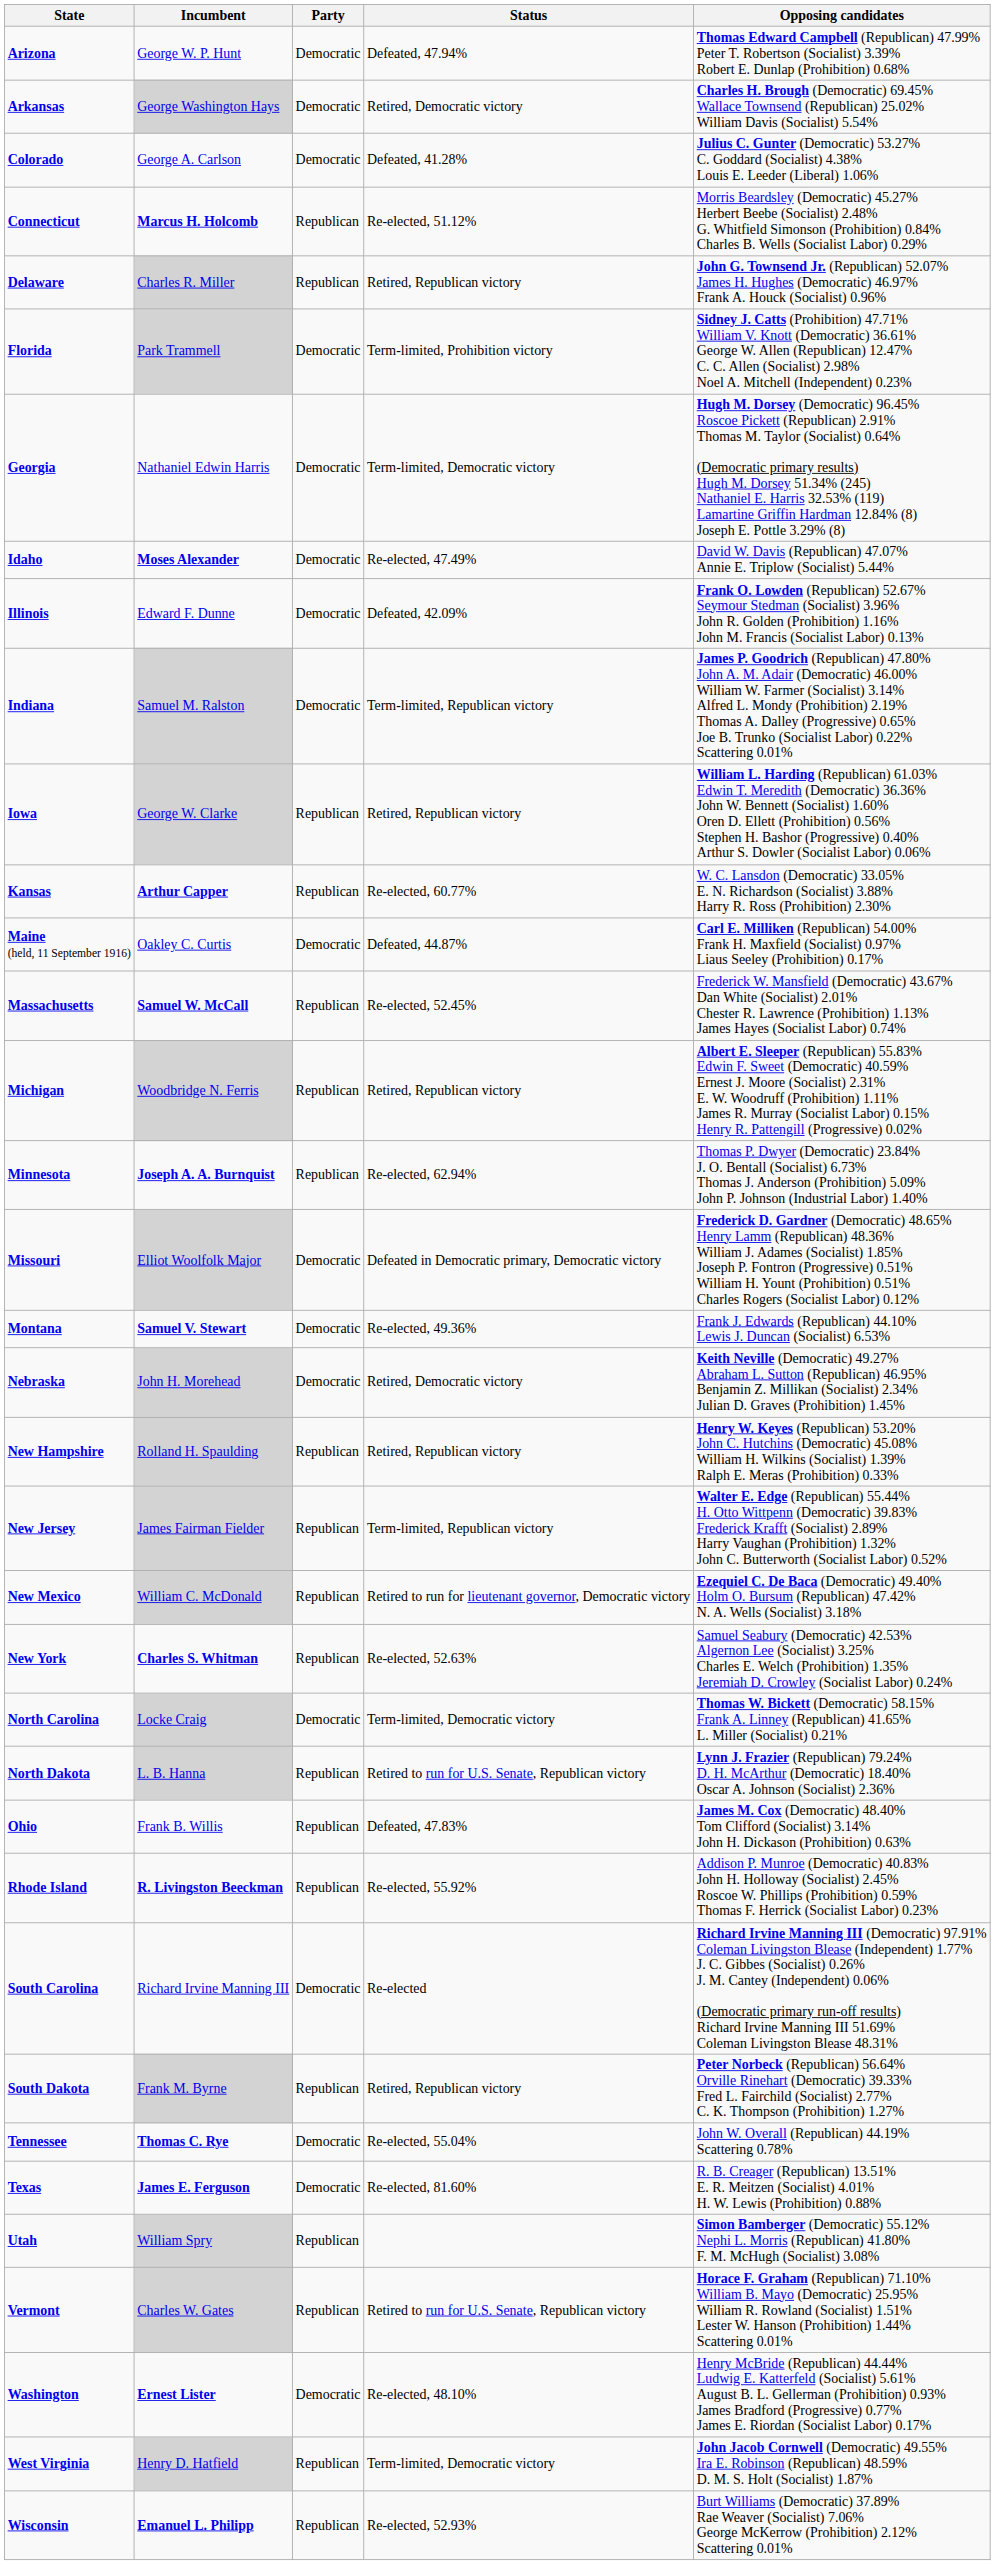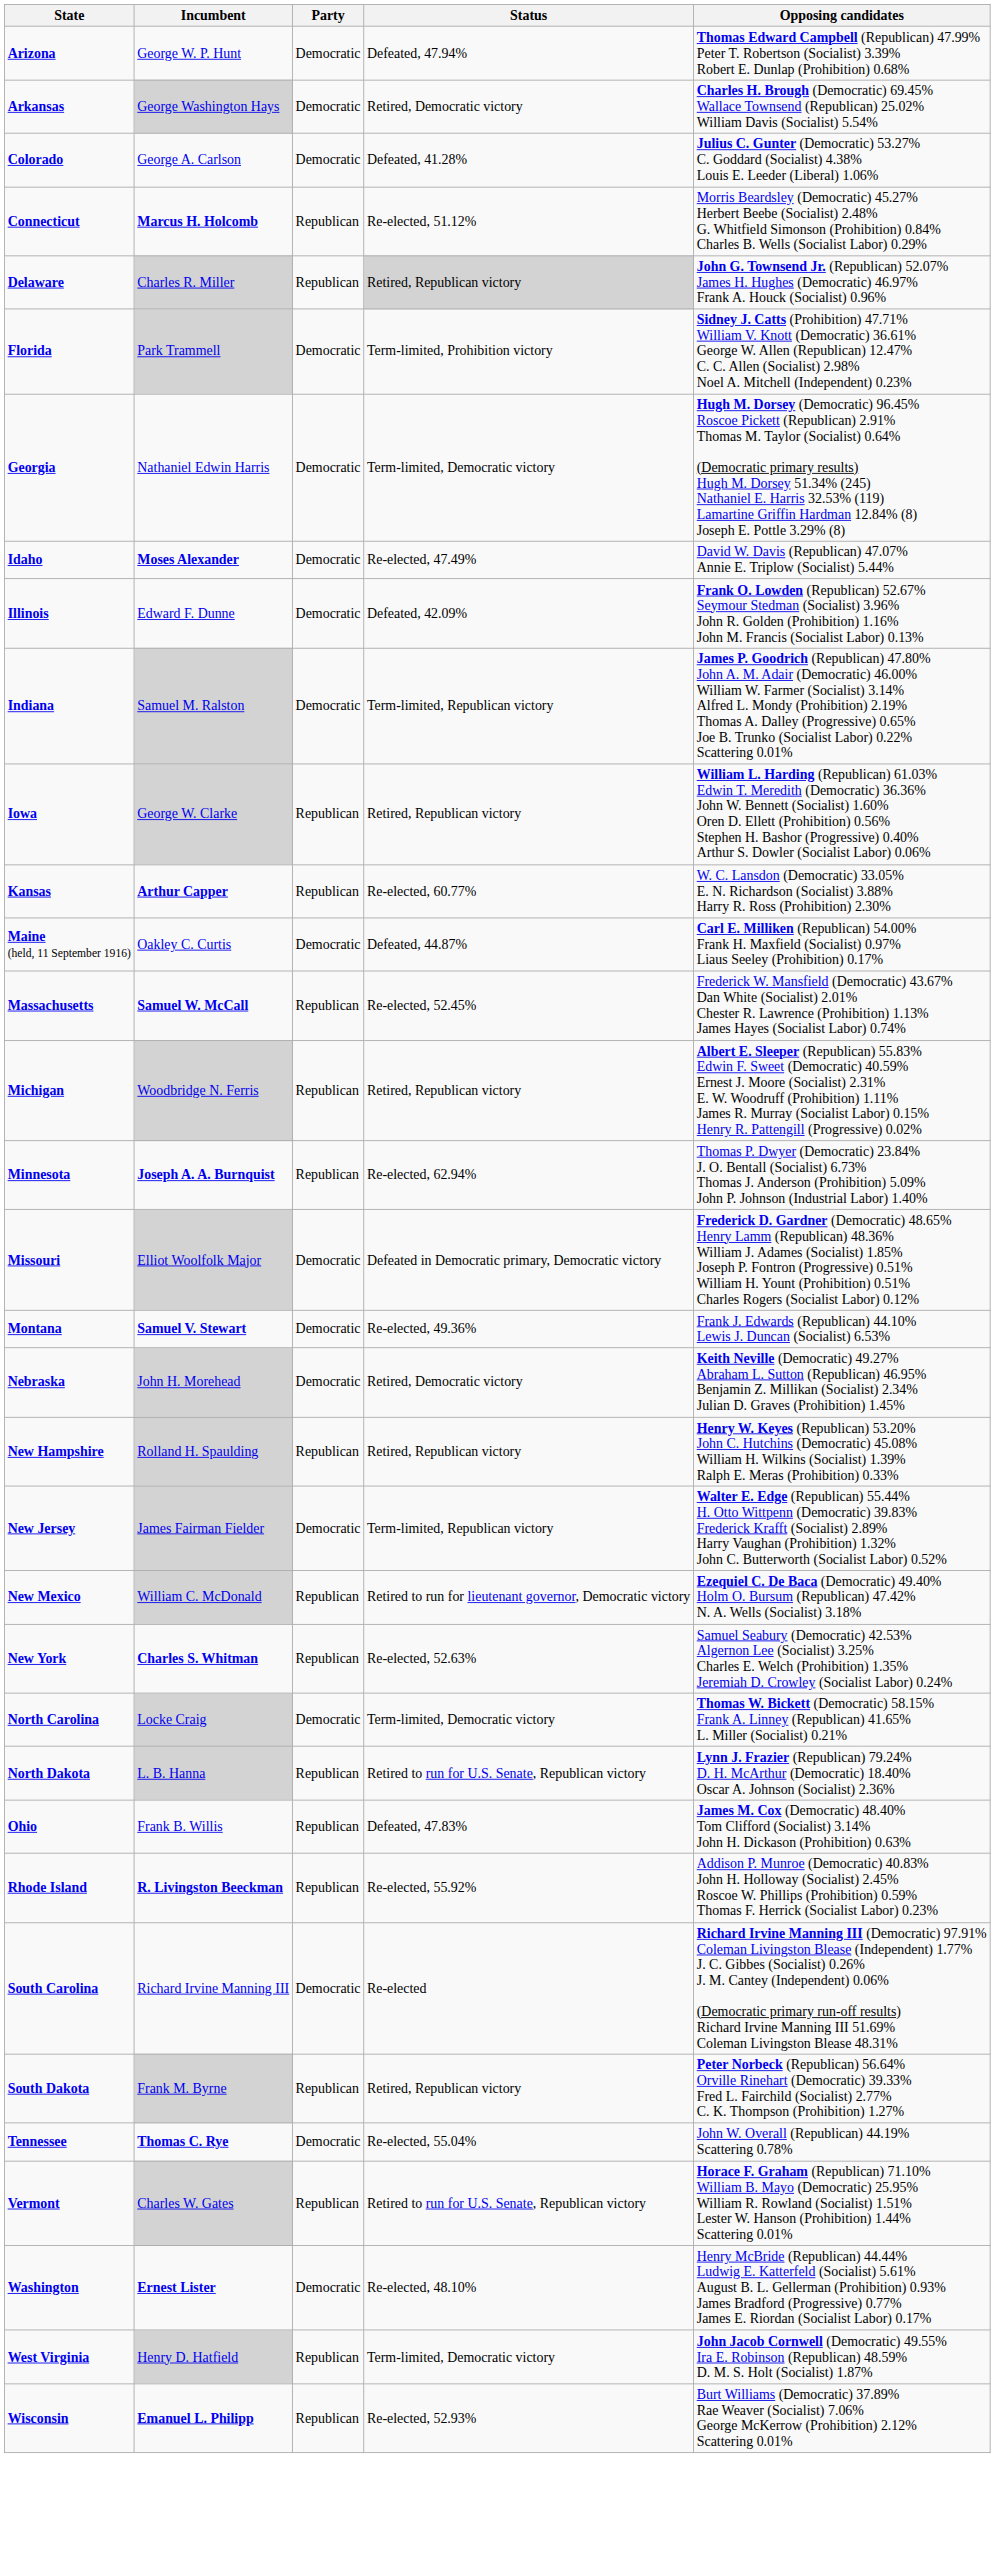(444, 282) no background -> (444, 282) lightgrey background
(327, 1528) Republican -> (328, 1528) Democratic
- row: (24, 2187)
- row: (22, 2240)
